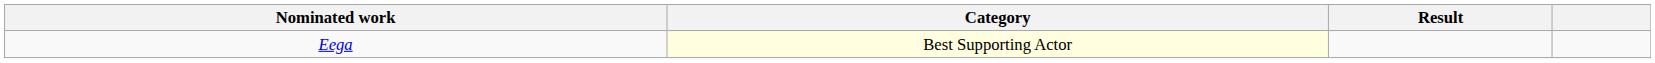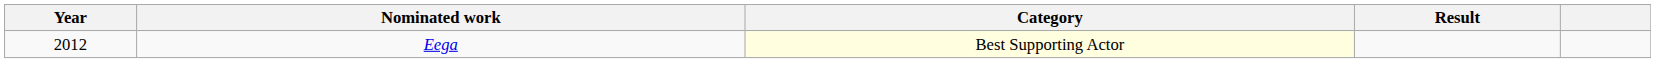+ column: (70, 17)
